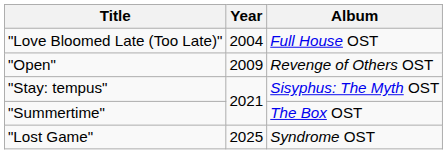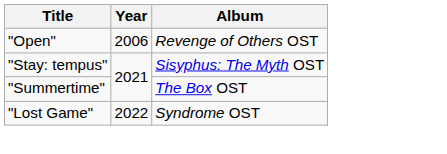- row: (115, 40)
(246, 64) 2009 -> (131, 40) 2006
(246, 137) 2025 -> (131, 112) 2022
